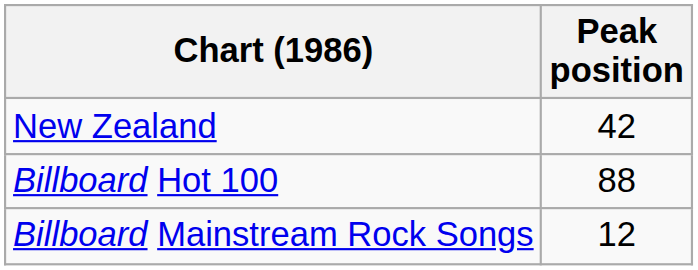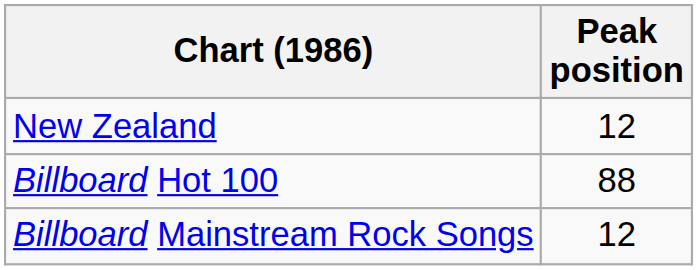(617, 125) 42 -> (617, 125) 12
